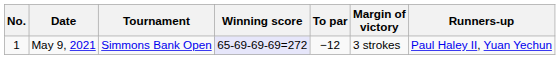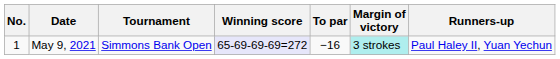(330, 45) −12 -> (330, 45) −16
(377, 45) no background -> (377, 45) paleturquoise background
